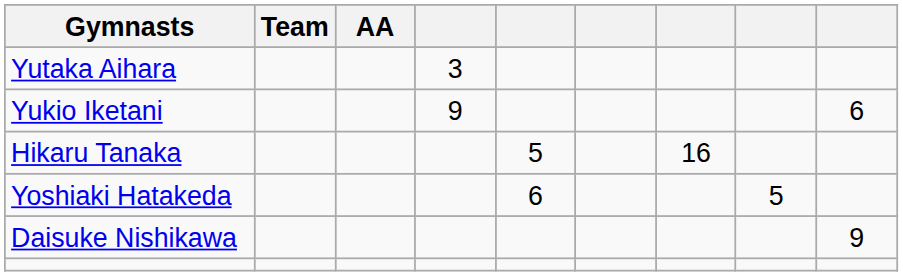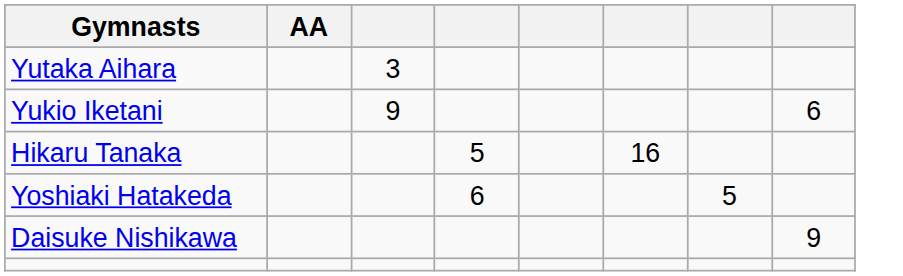- column: (295, 26)
